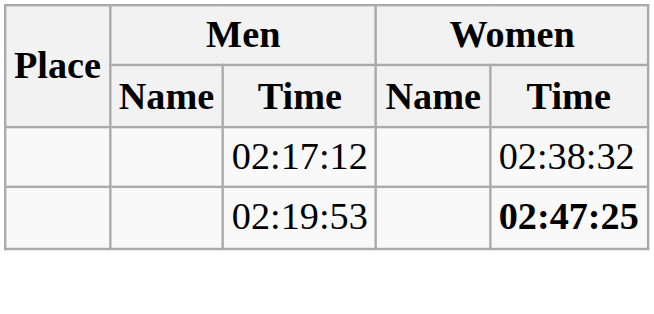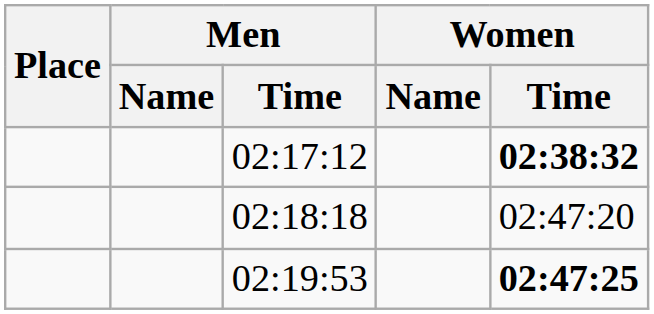(567, 156) normal -> (569, 156) bold
+ row: (300, 216)
